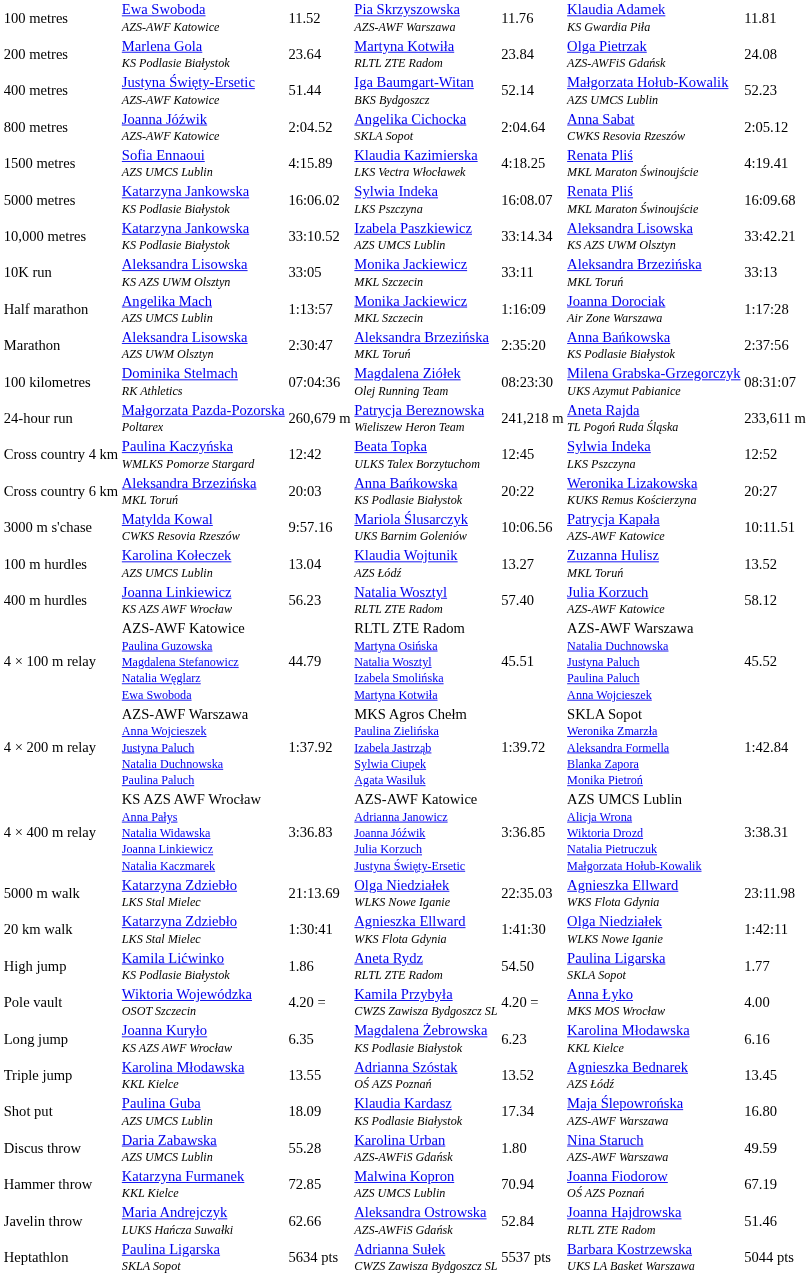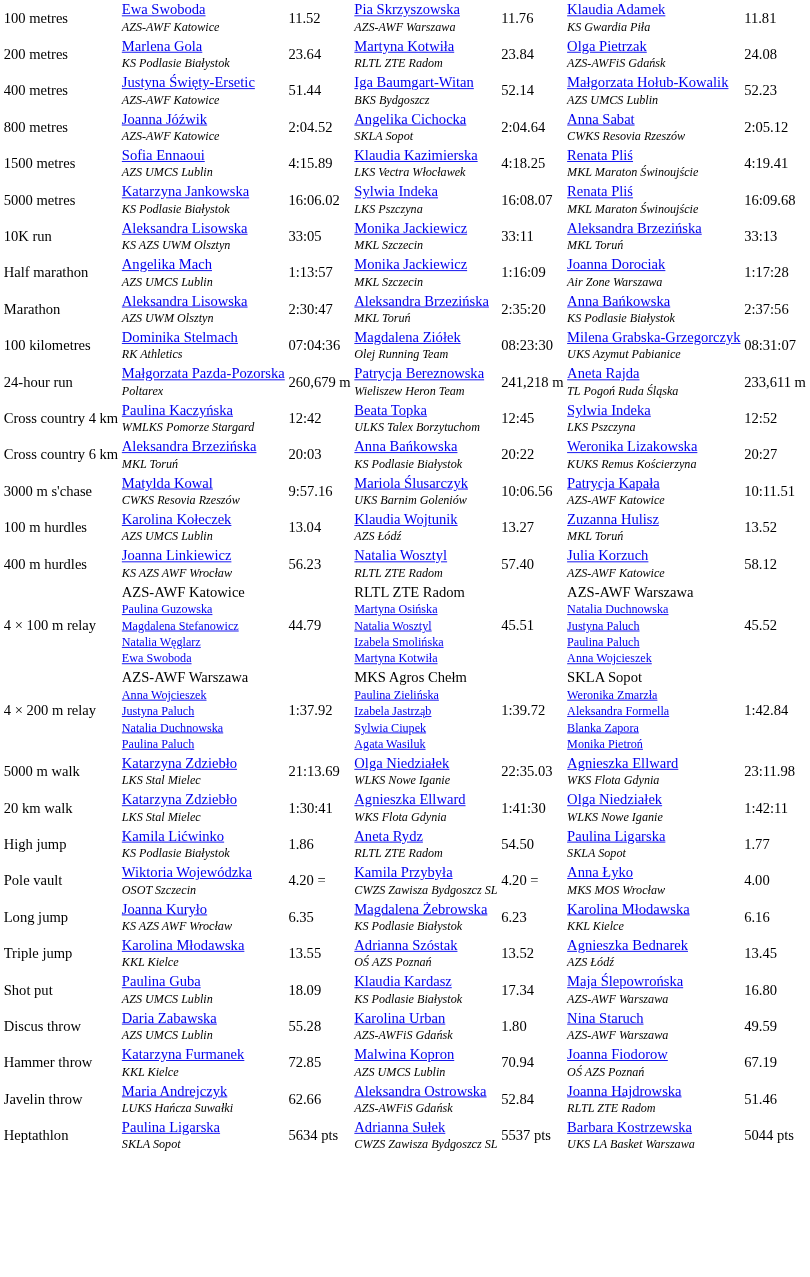- row: (45, 236)
- row: (50, 832)
